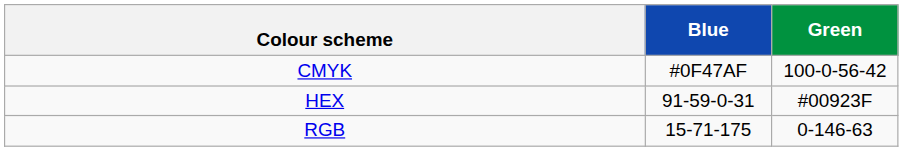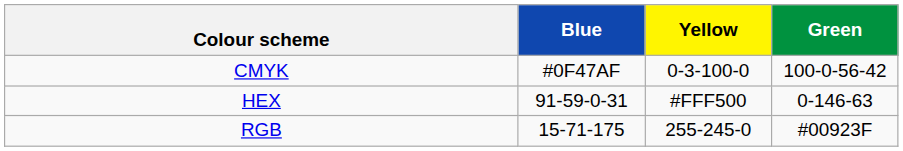+ column: (708, 30)
(835, 100) #00923F -> (835, 100) 0-146-63
(835, 130) 0-146-63 -> (835, 130) #00923F
